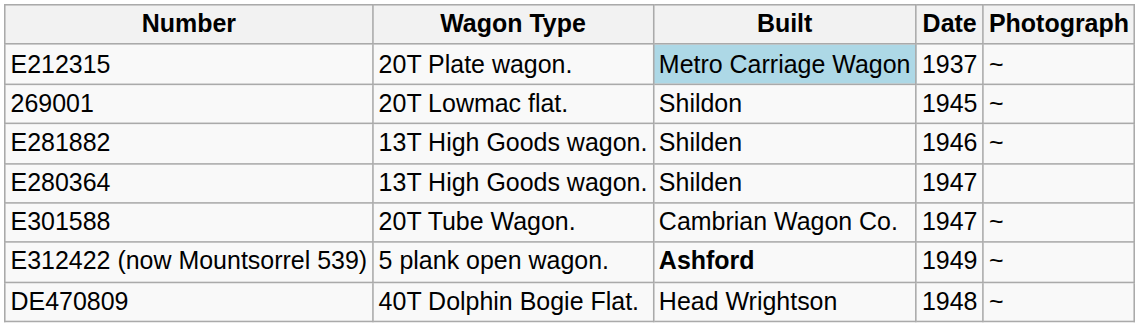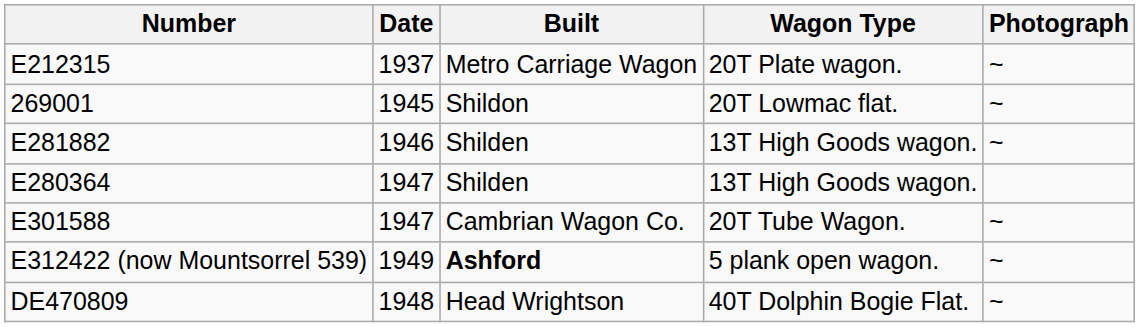columns swapped: (513, 24) <-> (950, 24)
(785, 63) lightblue background -> (571, 63) no background
